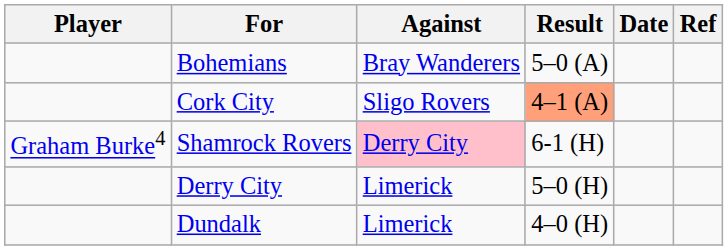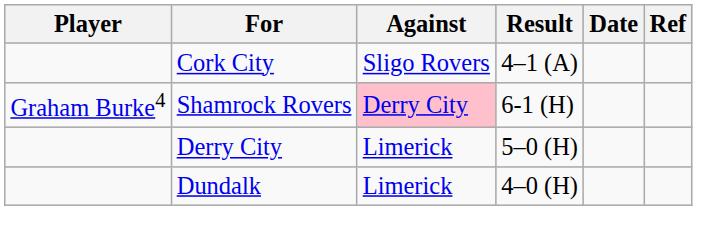- row: (232, 62)
(570, 101) lightsalmon background -> (540, 62) no background
